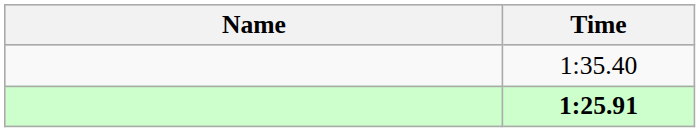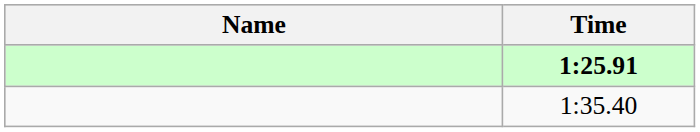rows swapped: (598, 106) <-> (598, 65)
